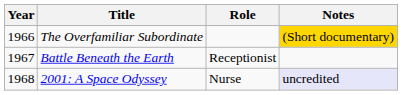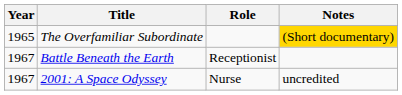(21, 36) 1966 -> (21, 36) 1965
(21, 79) 1968 -> (21, 79) 1967
(311, 79) lavender background -> (311, 79) no background
